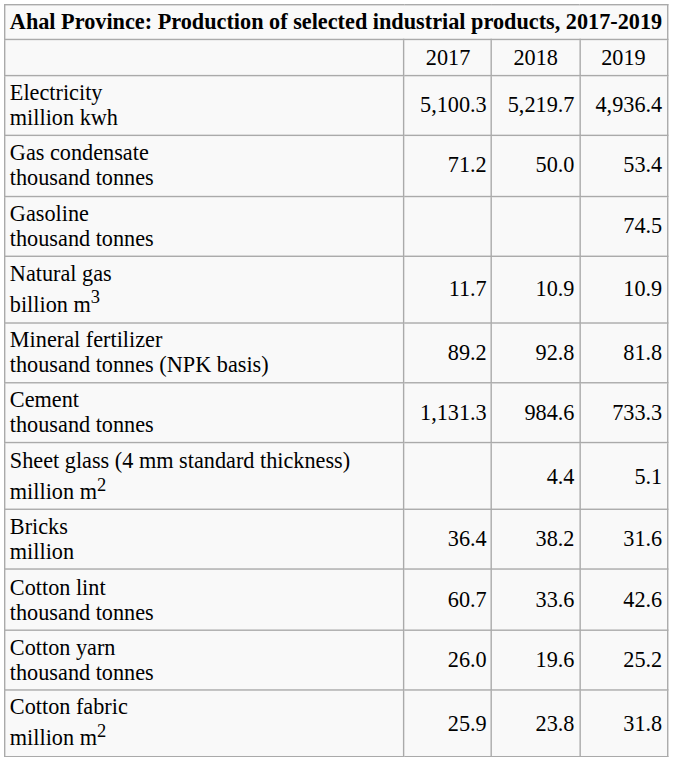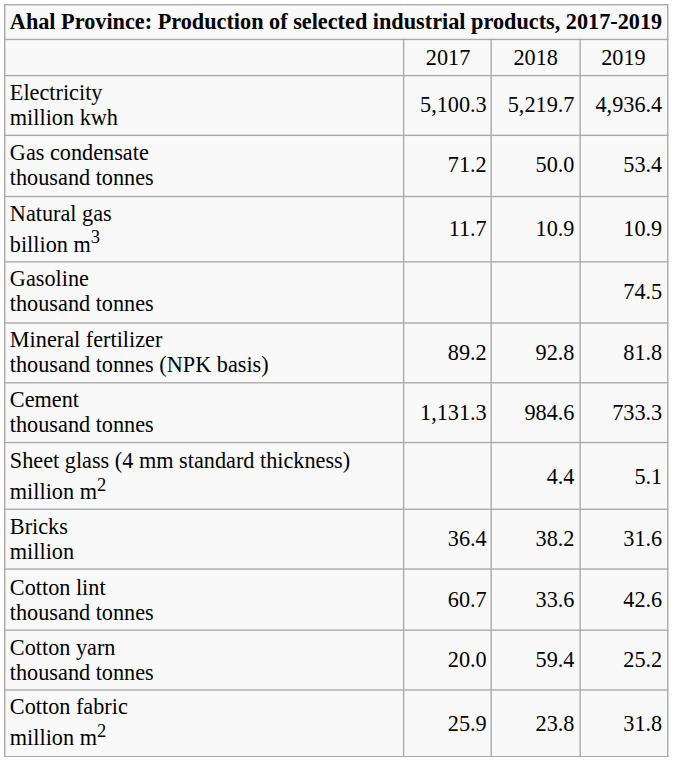rows swapped: (61, 289) <-> (82, 225)
(467, 659) 26.0 -> (467, 659) 20.0
(555, 659) 19.6 -> (555, 659) 59.4
